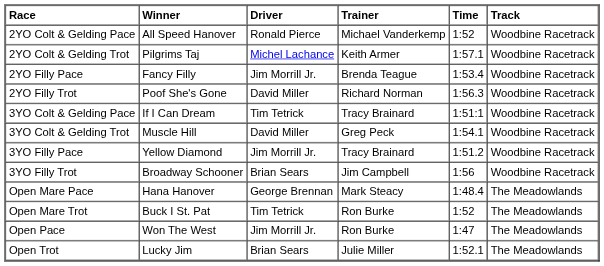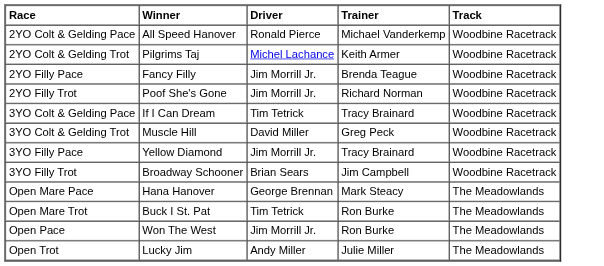- column: (466, 15)
(279, 93) David Miller -> (283, 93) Jim Morrill Jr.
(279, 250) Brian Sears -> (278, 250) Andy Miller
